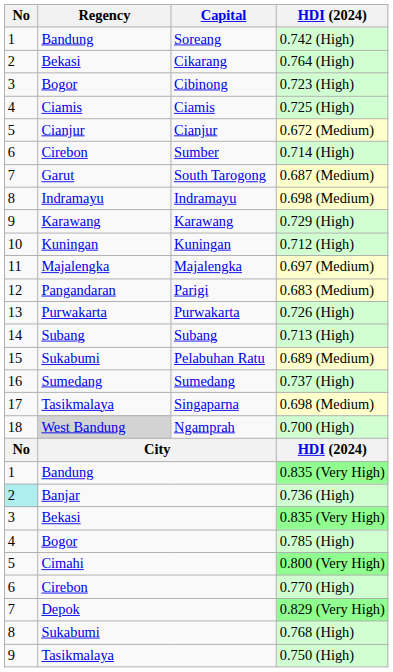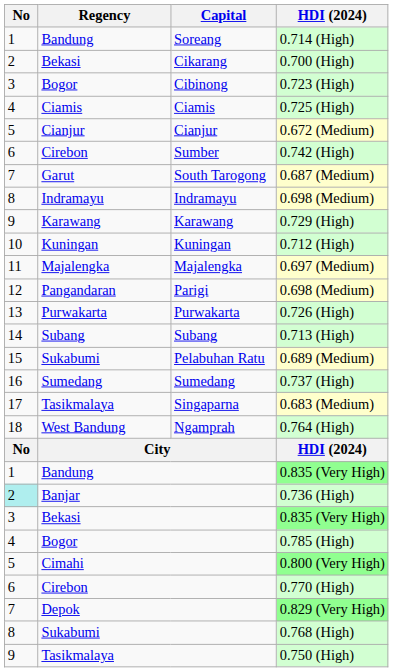(317, 38) 0.742 (High) -> (317, 38) 0.714 (High)
(317, 61) 0.764 (High) -> (317, 61) 0.700 (High)
(317, 152) 0.714 (High) -> (317, 152) 0.742 (High)
(327, 289) 0.683 (Medium) -> (327, 289) 0.698 (Medium)
(327, 404) 0.698 (Medium) -> (327, 404) 0.683 (Medium)
(83, 426) lightgrey background -> (83, 426) no background
(317, 426) 0.700 (High) -> (317, 426) 0.764 (High)
